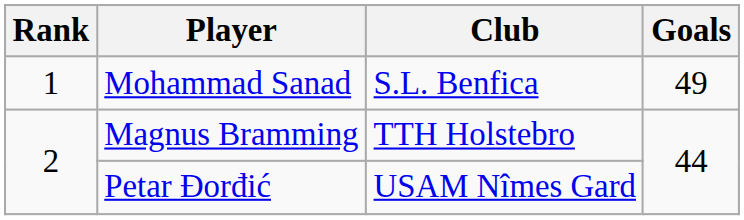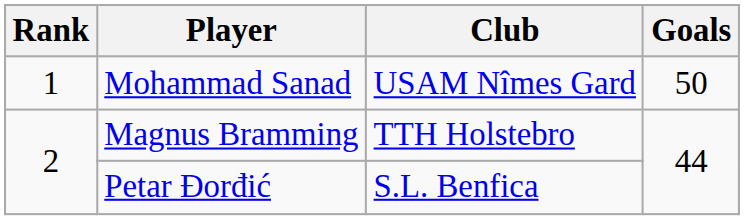(456, 82) S.L. Benfica -> (505, 82) USAM Nîmes Gard
(691, 82) 49 -> (691, 82) 50
(505, 186) USAM Nîmes Gard -> (456, 186) S.L. Benfica
